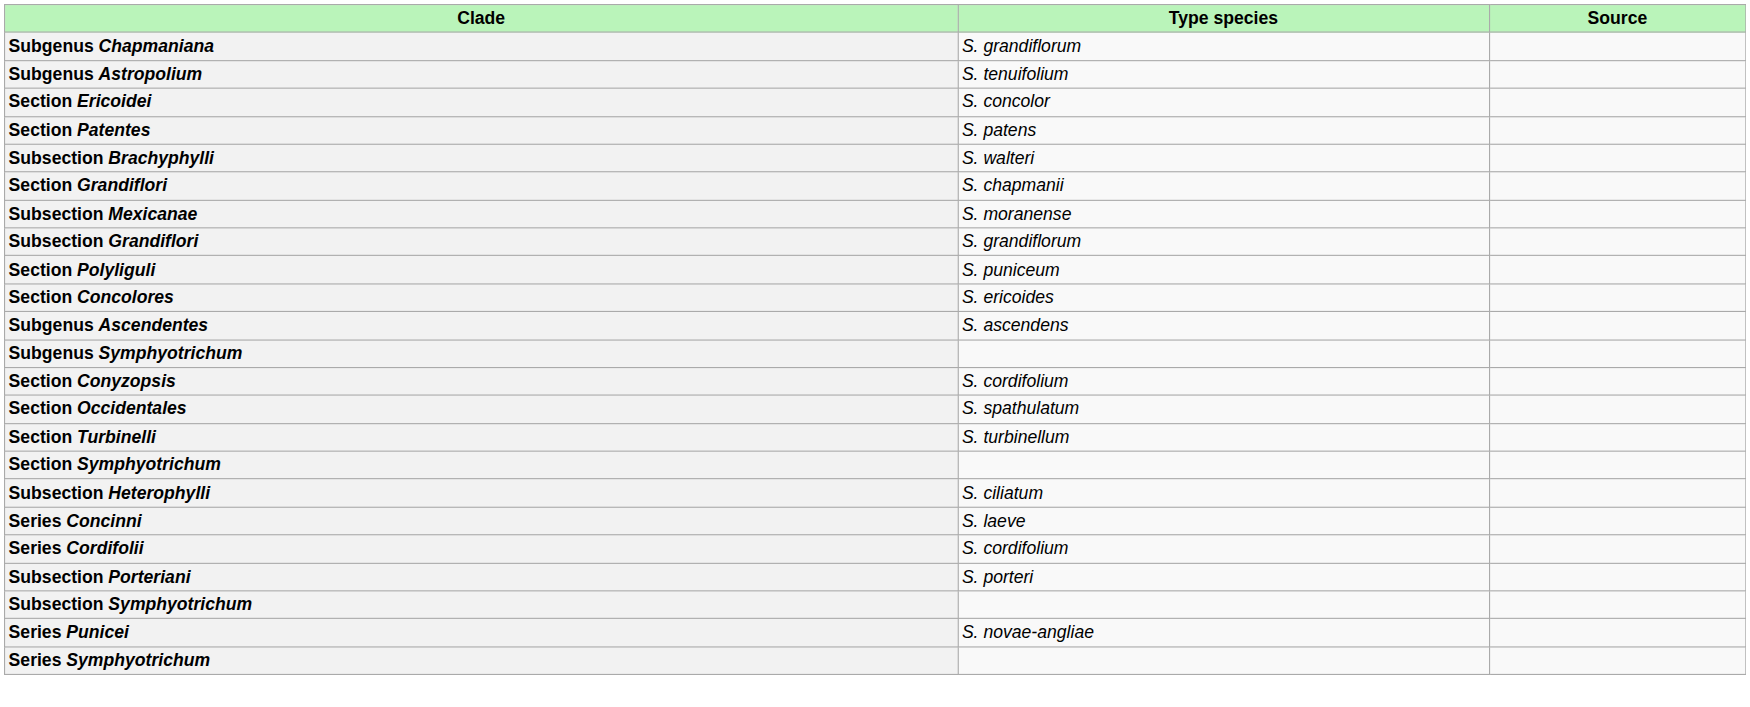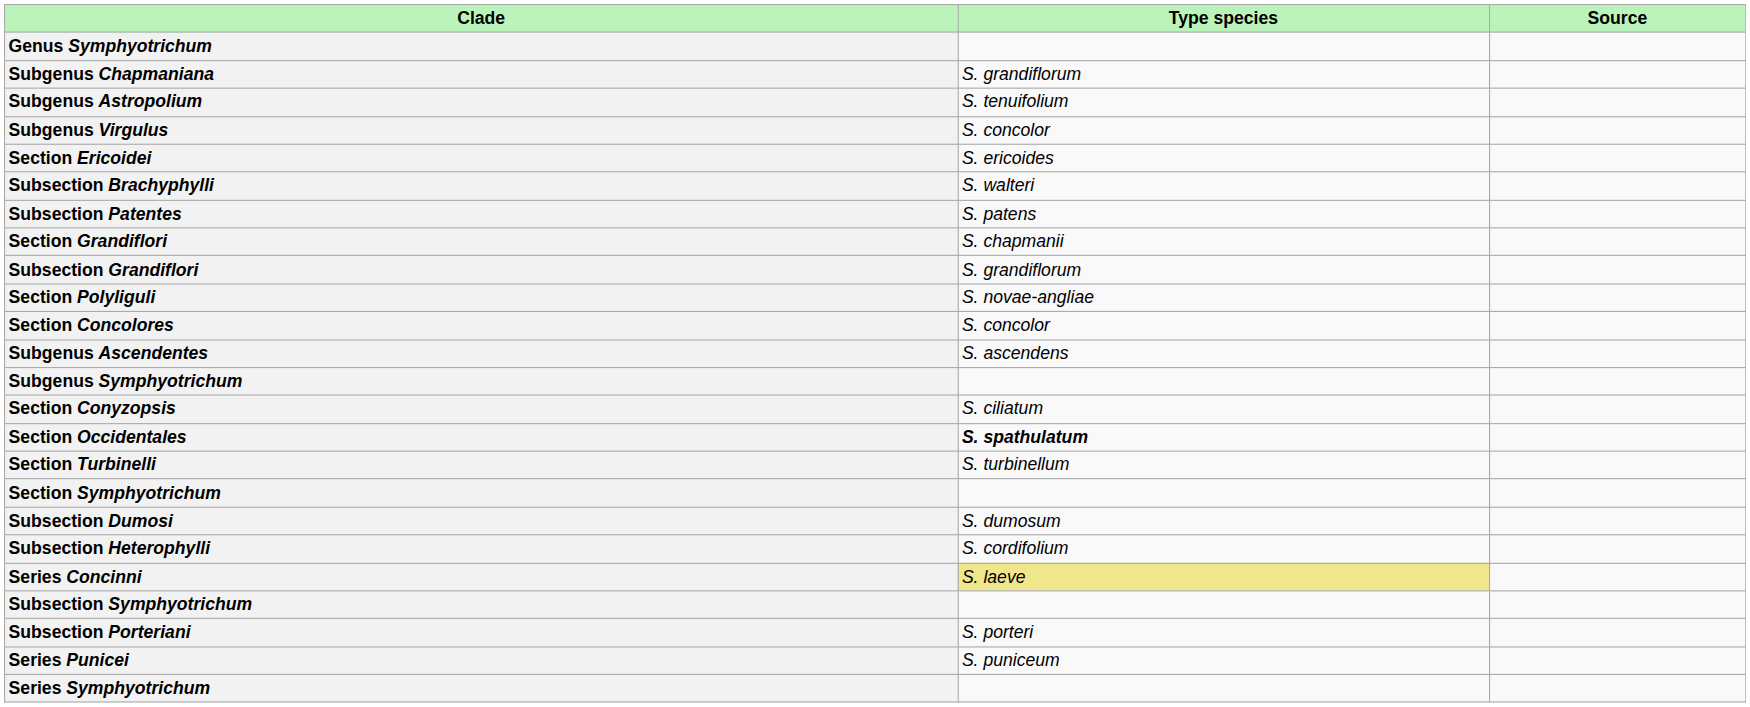+ row: (110, 46)
+ row: (88, 130)
(1006, 102) S. concolor -> (1008, 158) S. ericoides
- row: (80, 130)
+ row: (95, 213)
- row: (103, 213)
(1011, 269) S. puniceum -> (1028, 297) S. novae-angliae
(1008, 297) S. ericoides -> (1006, 325) S. concolor
(1015, 381) S. cordifolium -> (1002, 409) S. ciliatum
(1021, 409) normal -> (1025, 437) bold
+ row: (91, 520)
(1002, 492) S. ciliatum -> (1015, 548) S. cordifolium
(994, 520) no background -> (994, 576) khaki background
- row: (76, 548)
rows swapped: (100, 576) <-> (130, 604)
(1028, 632) S. novae-angliae -> (1011, 660) S. puniceum
